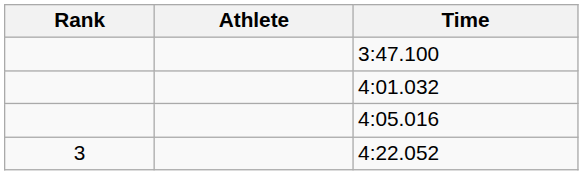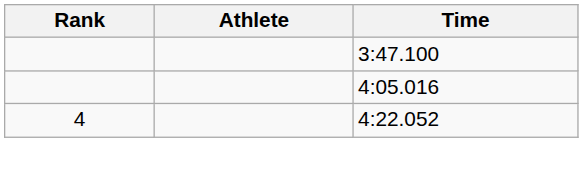- row: (399, 86)
(80, 152) 3 -> (80, 119) 4
